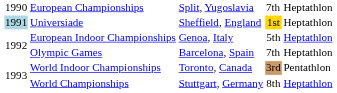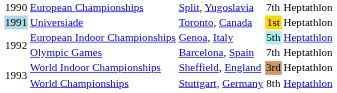(220, 22) Sheffield, England -> (215, 22) Toronto, Canada
(273, 37) no background -> (273, 37) paleturquoise background
(215, 68) Toronto, Canada -> (220, 68) Sheffield, England
(307, 68) Pentathlon -> (308, 68) Heptathlon
